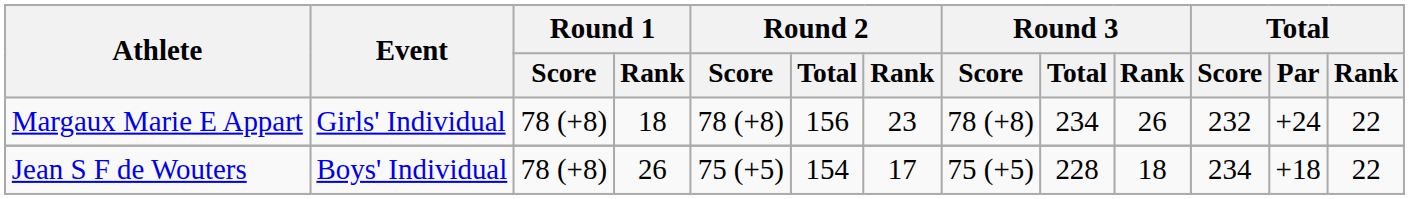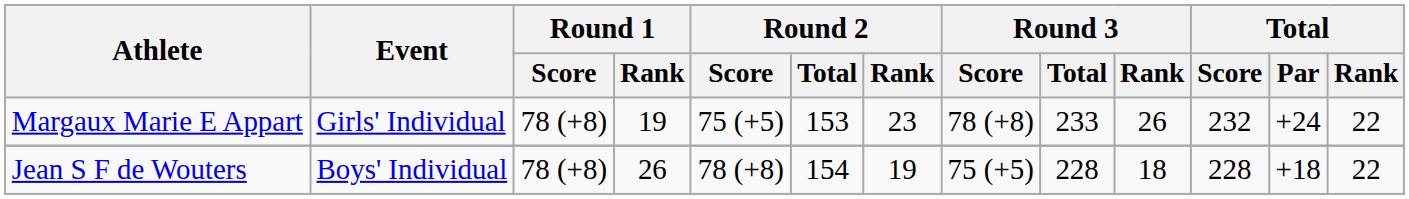(652, 121) 18 -> (652, 121) 19
(741, 121) 78 (+8) -> (741, 121) 75 (+5)
(827, 121) 156 -> (827, 121) 153
(1077, 121) 234 -> (1077, 121) 233
(741, 169) 75 (+5) -> (741, 169) 78 (+8)
(902, 169) 17 -> (902, 169) 19
(1230, 169) 234 -> (1230, 169) 228
